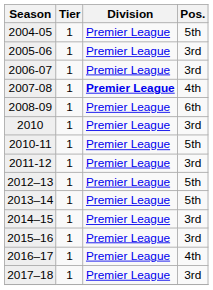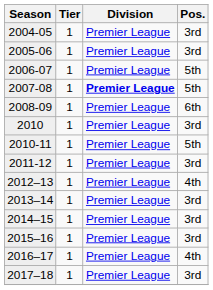(193, 32) 5th -> (193, 32) 3rd
(193, 69) 3rd -> (193, 69) 5th
(193, 88) 4th -> (193, 88) 5th
(193, 181) 5th -> (193, 181) 4th
(193, 200) 5th -> (193, 200) 3rd
